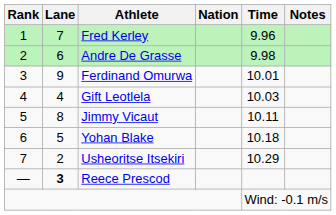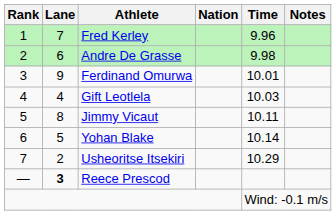(263, 138) 10.18 -> (263, 138) 10.14
